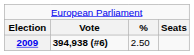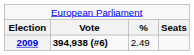(140, 43) 2.50 -> (140, 43) 2.49
